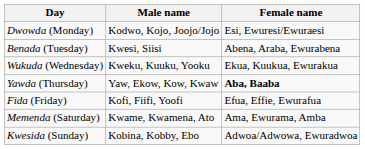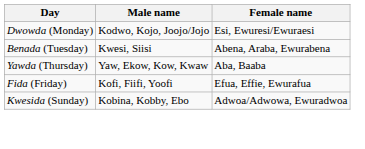- row: (55, 65)
(252, 83) bold -> (240, 65) normal
- row: (53, 118)
